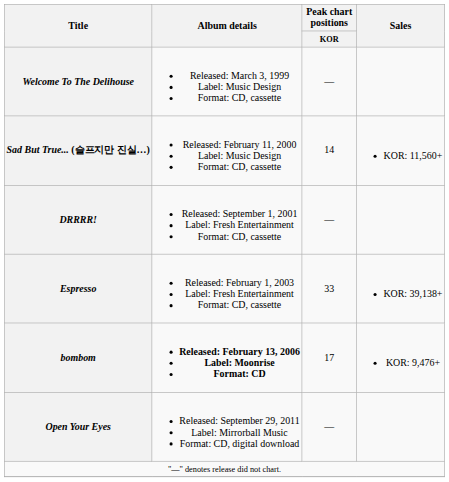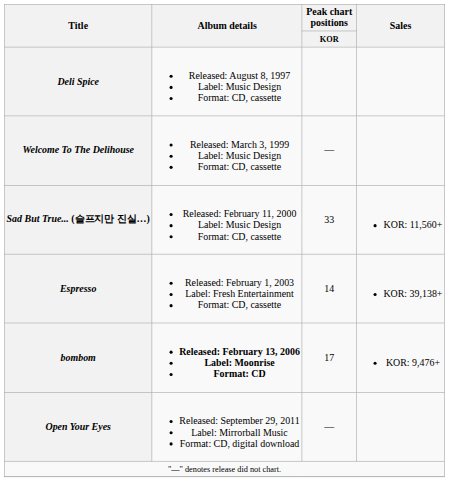+ row: (78, 81)
(329, 150) 14 -> (329, 219) 33
- row: (78, 219)
(329, 288) 33 -> (329, 288) 14
